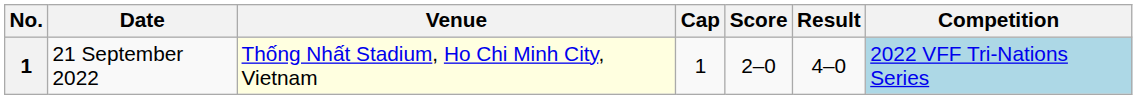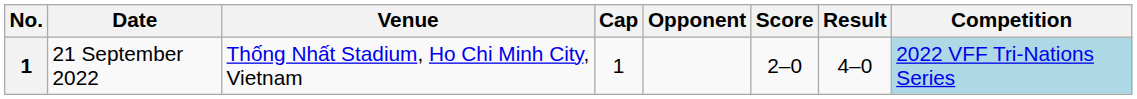+ column: (697, 20)
(423, 65) lightyellow background -> (408, 65) no background
